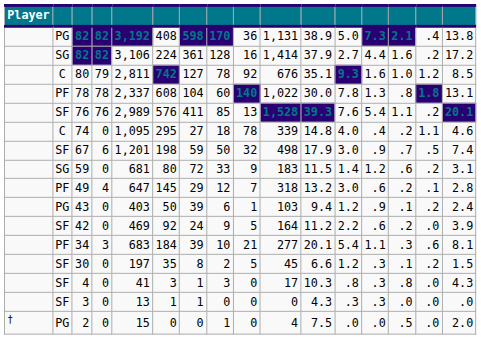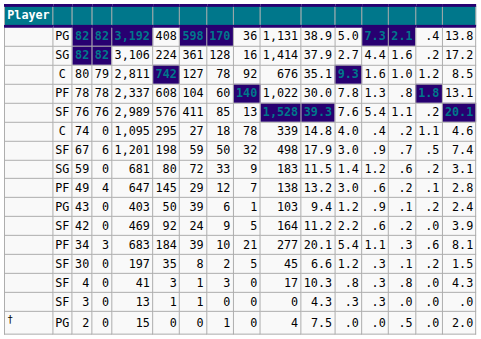(288, 189) 318 -> (288, 189) 138
